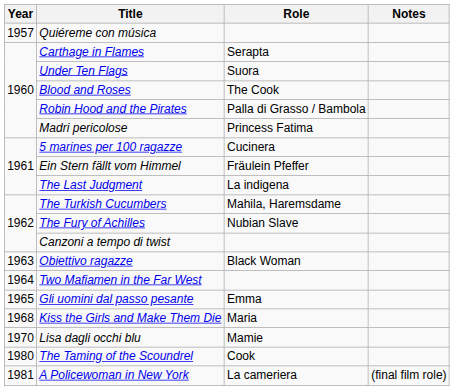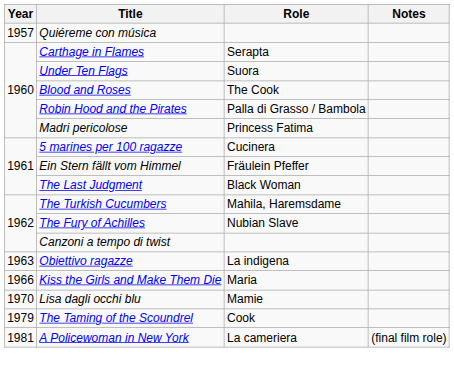(258, 185) La indigena -> (264, 185) Black Woman
(264, 261) Black Woman -> (258, 261) La indigena
- row: (121, 280)
- row: (116, 299)
(20, 318) 1968 -> (20, 280) 1966
(20, 356) 1980 -> (20, 318) 1979
